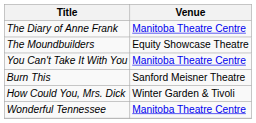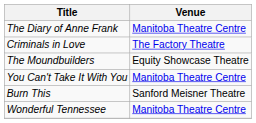+ row: (46, 45)
- row: (66, 93)
